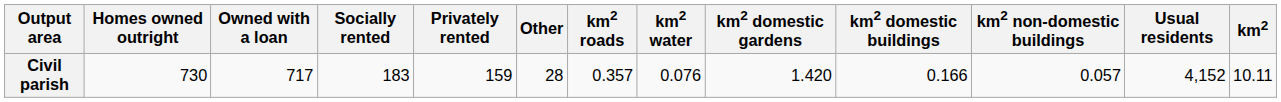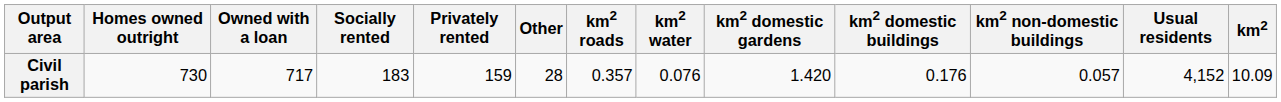(947, 75) 0.166 -> (946, 75) 0.176
(1253, 75) 10.11 -> (1252, 75) 10.09
